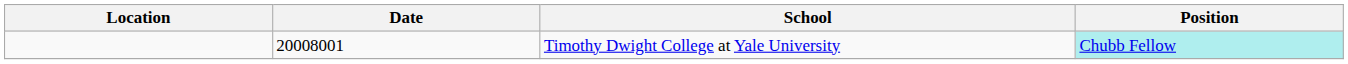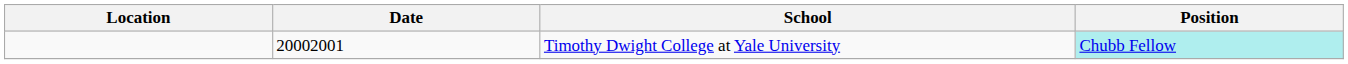(310, 44) 20008001 -> (310, 44) 20002001
